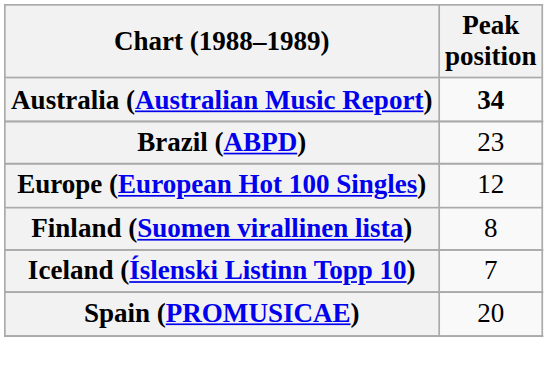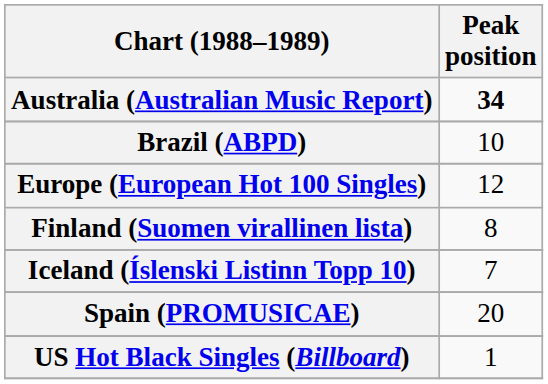(491, 142) 23 -> (491, 142) 10
+ row: (222, 356)
